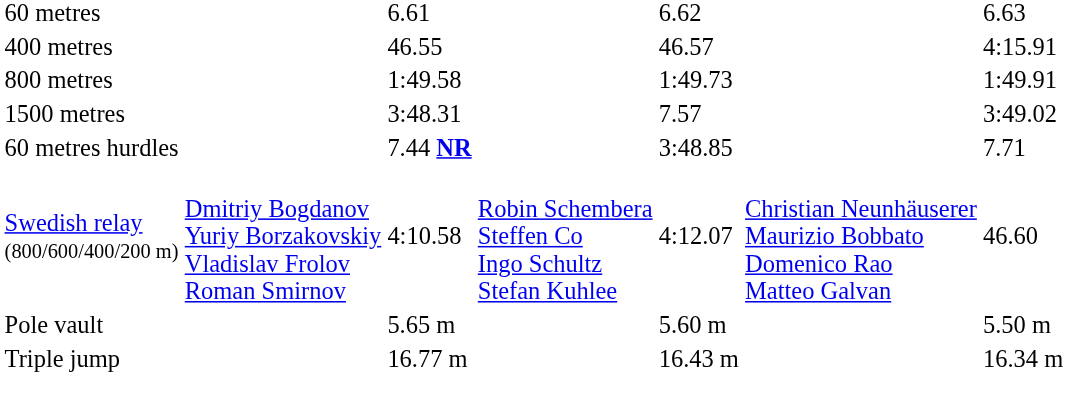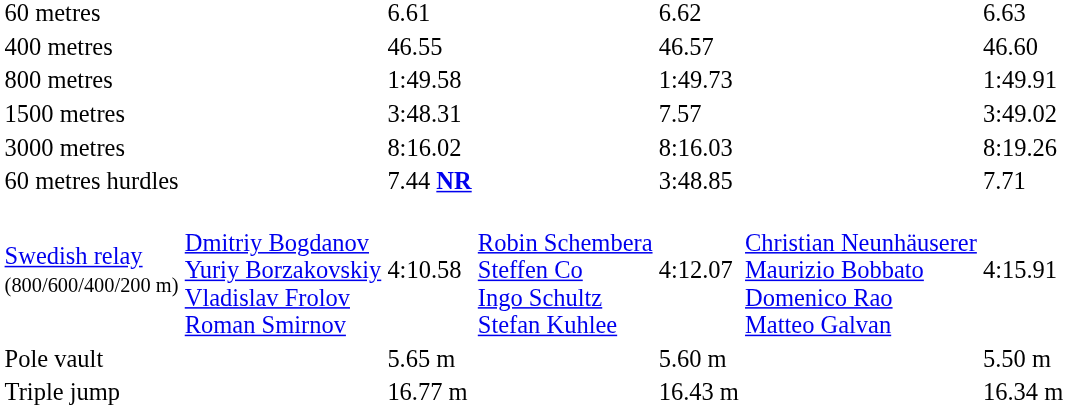(1020, 46) 4:15.91 -> (1011, 46) 46.60
+ row: (65, 147)
(1011, 236) 46.60 -> (1020, 270) 4:15.91
